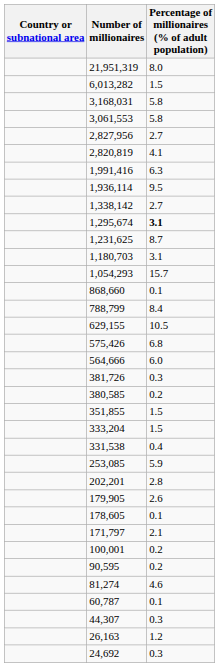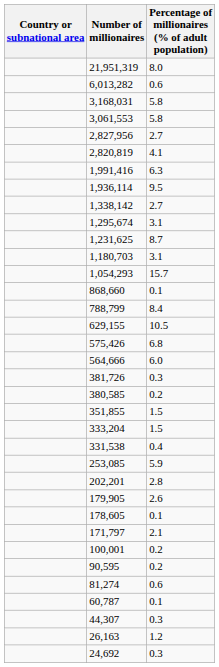(156, 84) 1.5 -> (156, 84) 0.6
(156, 222) bold -> (156, 222) normal
(156, 584) 4.6 -> (156, 584) 0.6
